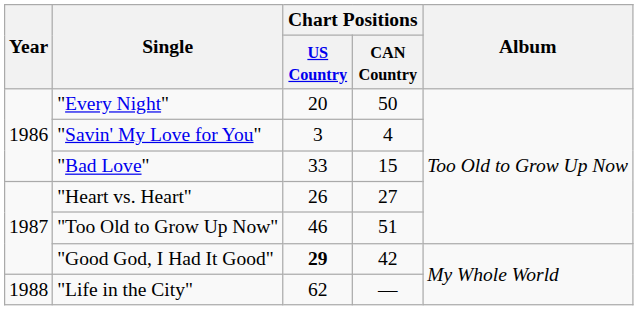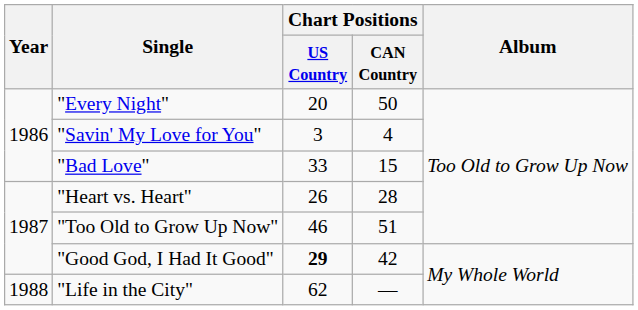(388, 196) 27 -> (388, 196) 28
